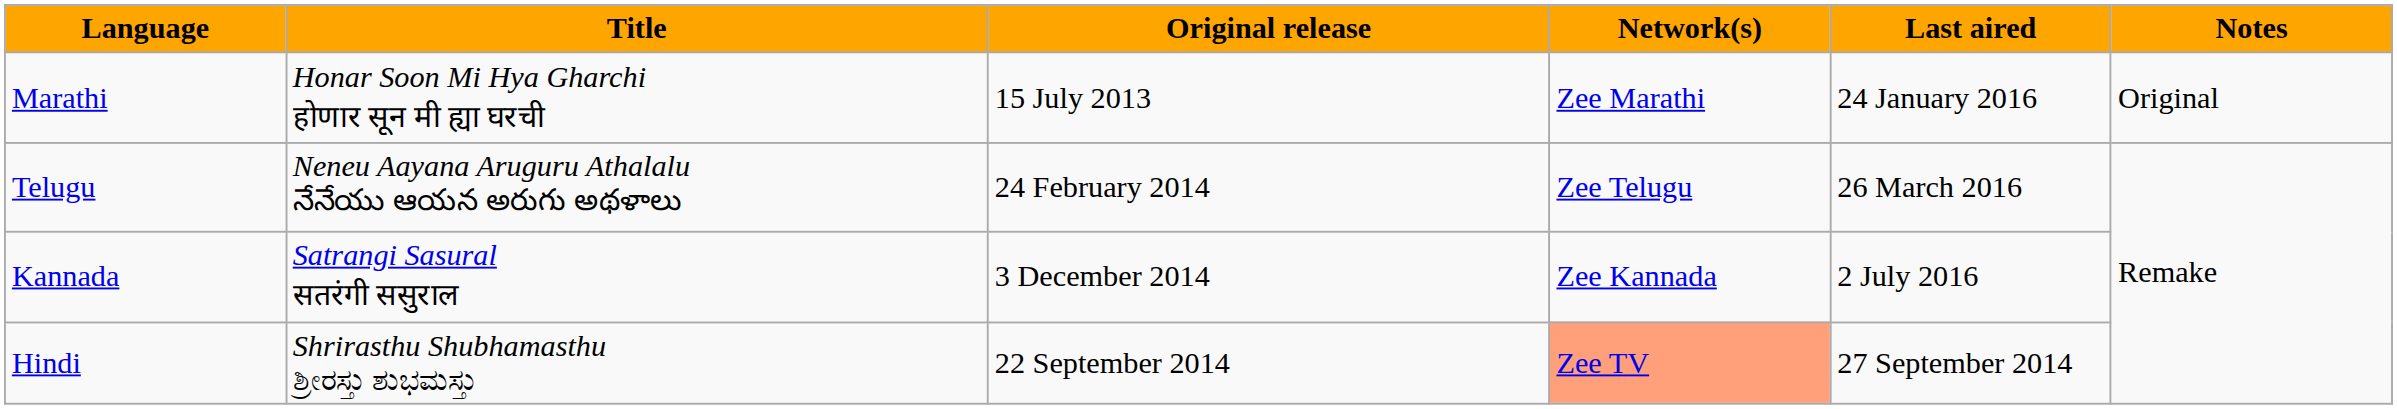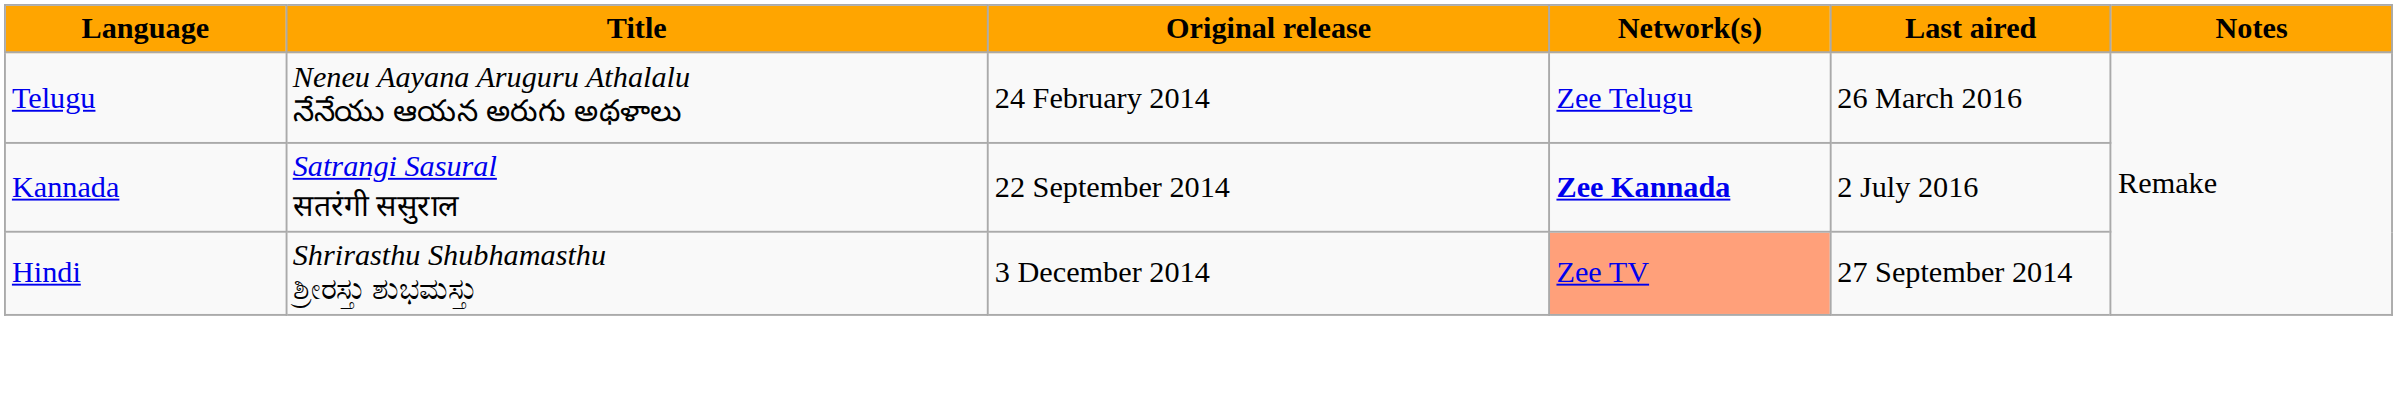- row: (60, 97)
(1102, 276) 3 December 2014 -> (1112, 186) 22 September 2014
(1637, 276) normal -> (1643, 186) bold
(1112, 362) 22 September 2014 -> (1102, 272) 3 December 2014
